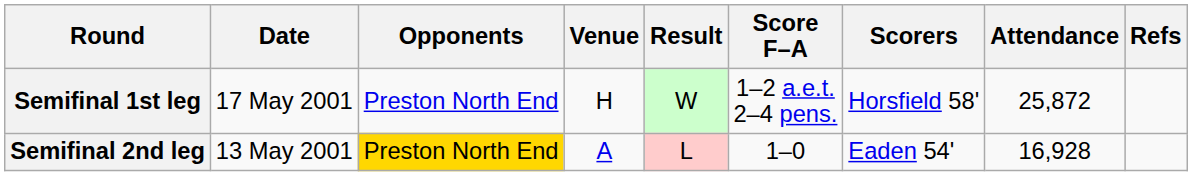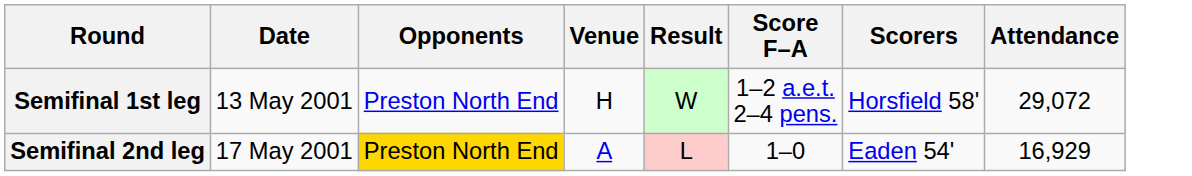- column: (1156, 36)
(284, 100) 17 May 2001 -> (284, 100) 13 May 2001
(1055, 100) 25,872 -> (1055, 100) 29,072
(284, 151) 13 May 2001 -> (284, 151) 17 May 2001
(1055, 151) 16,928 -> (1055, 151) 16,929
